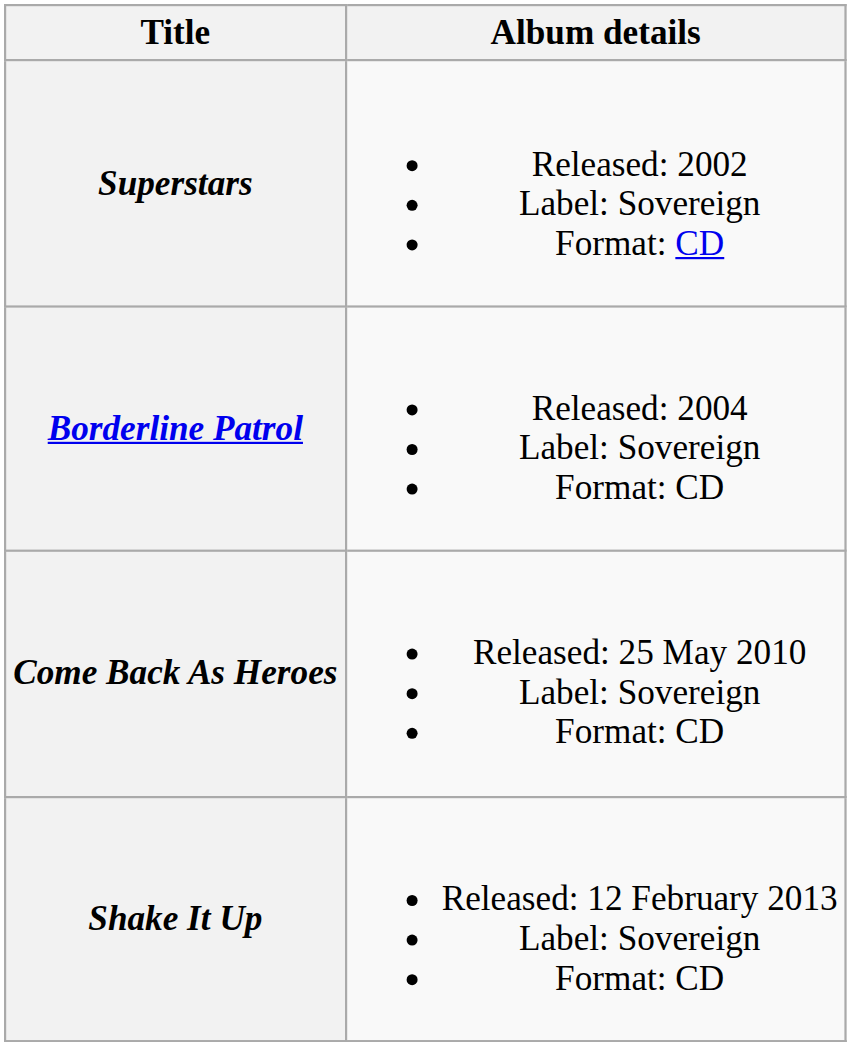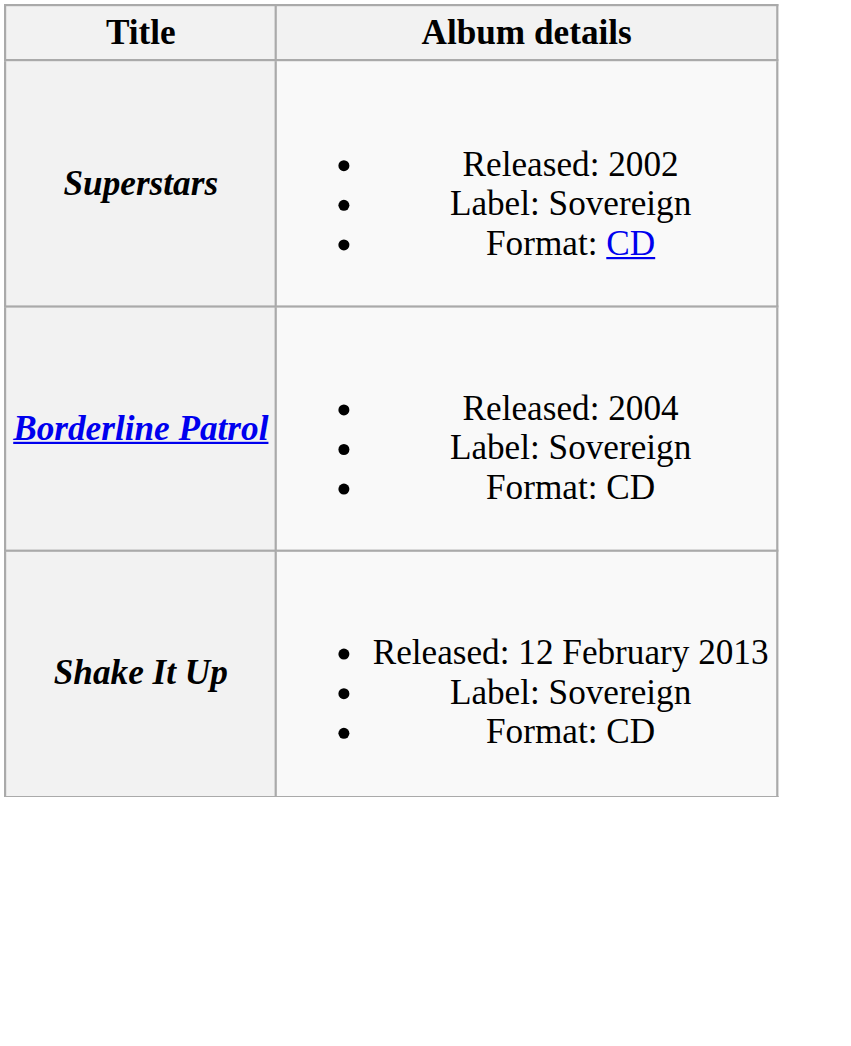- row: (175, 672)
